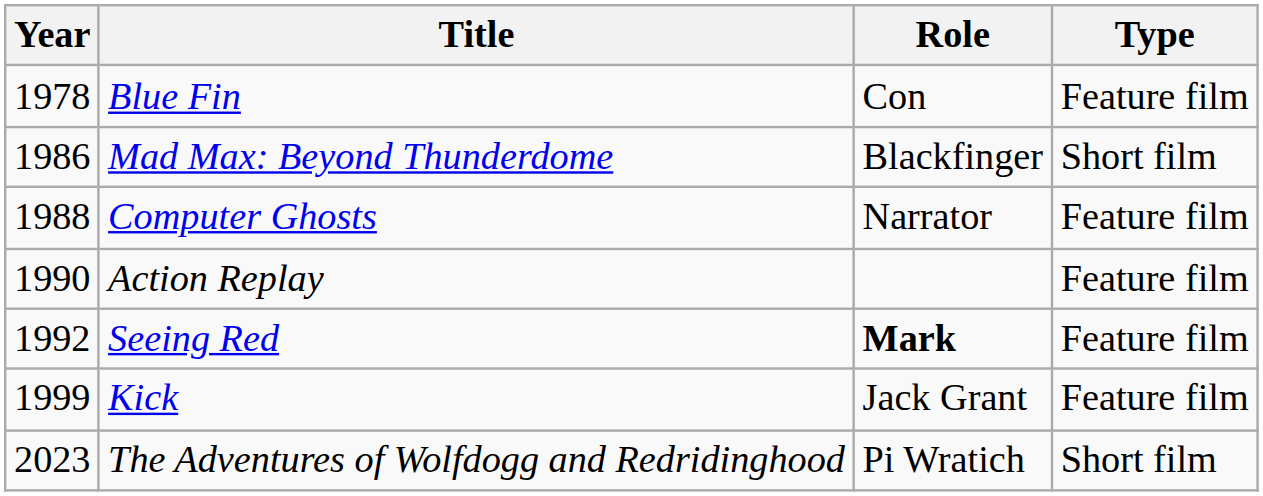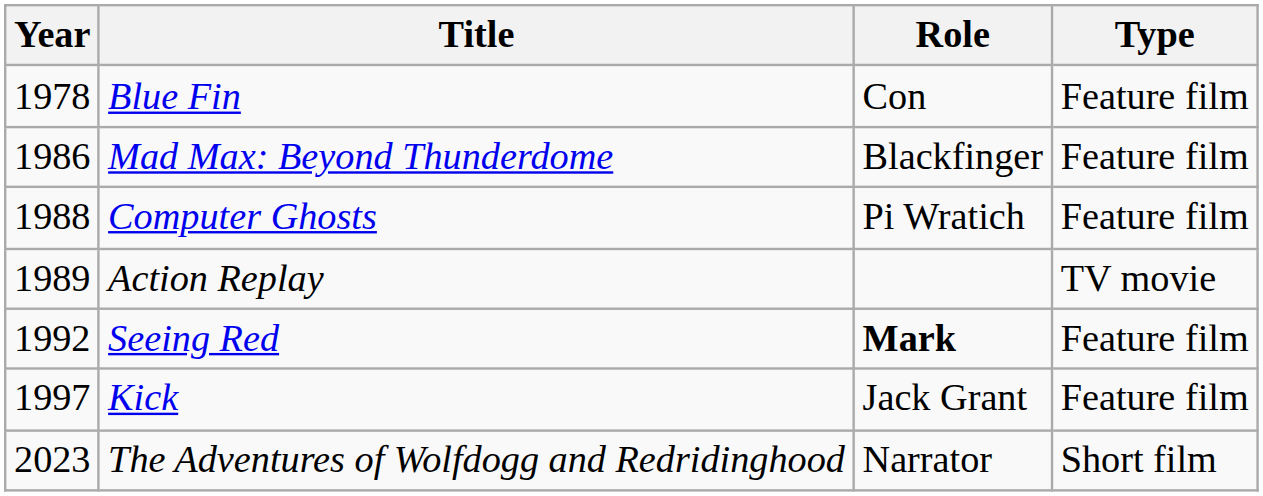(1139, 156) Short film -> (1155, 156) Feature film
(927, 216) Narrator -> (944, 216) Pi Wratich
(52, 277) 1990 -> (52, 277) 1989
(1155, 277) Feature film -> (1138, 277) TV movie
(52, 398) 1999 -> (52, 398) 1997
(944, 459) Pi Wratich -> (927, 459) Narrator
